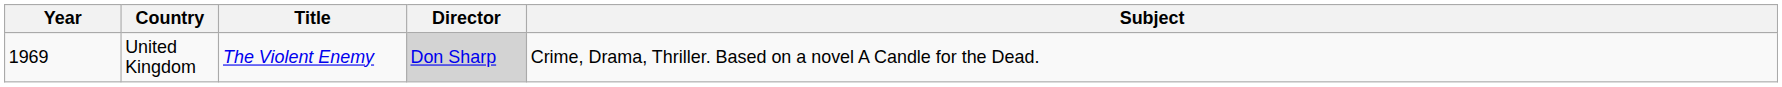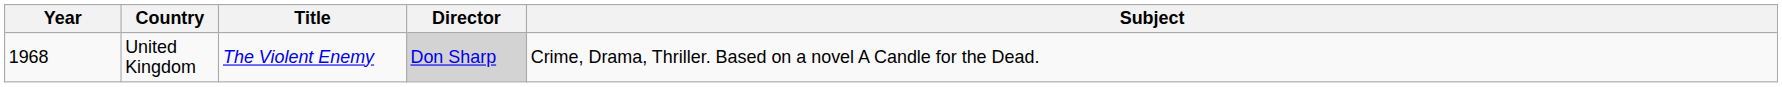(29, 57) 1969 -> (29, 57) 1968
